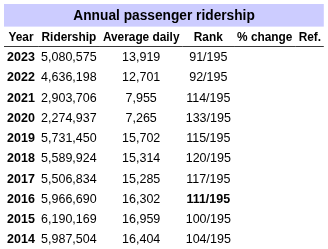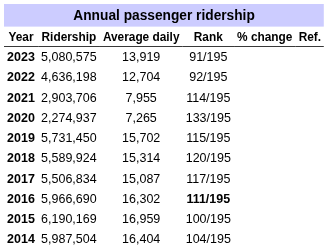(141, 77) 12,701 -> (141, 77) 12,704
(141, 178) 15,285 -> (141, 178) 15,087
